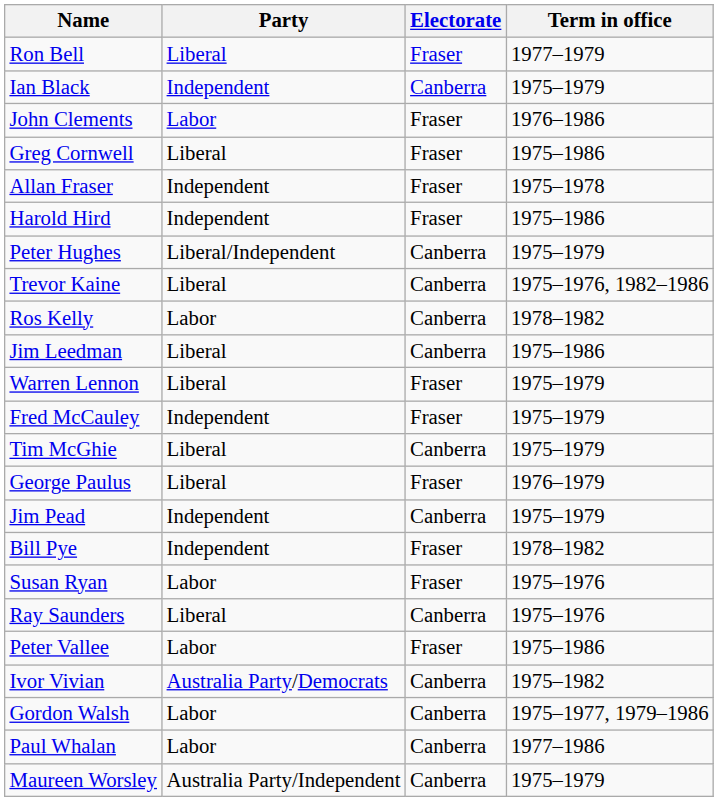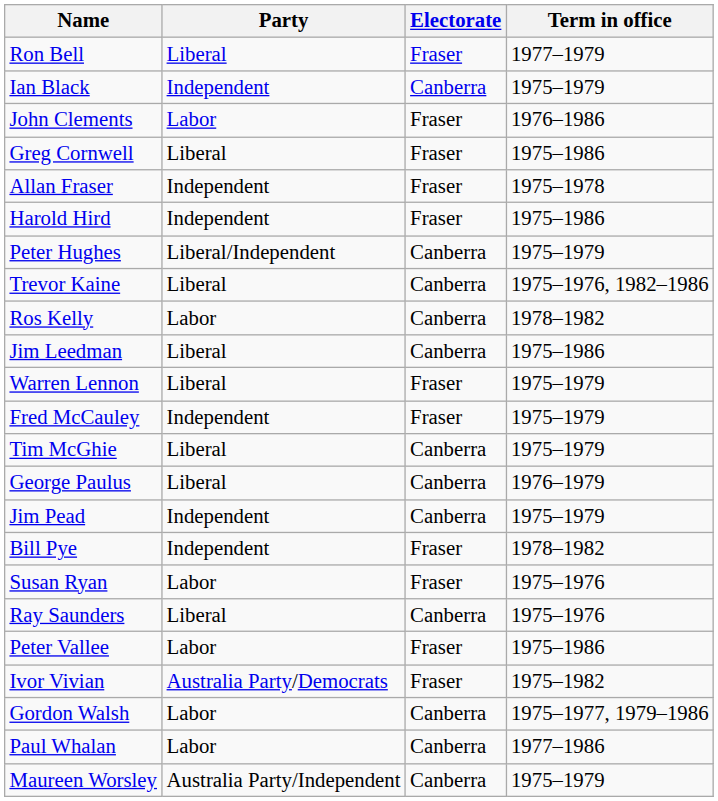(436, 482) Fraser -> (448, 482) Canberra
(448, 680) Canberra -> (436, 680) Fraser
